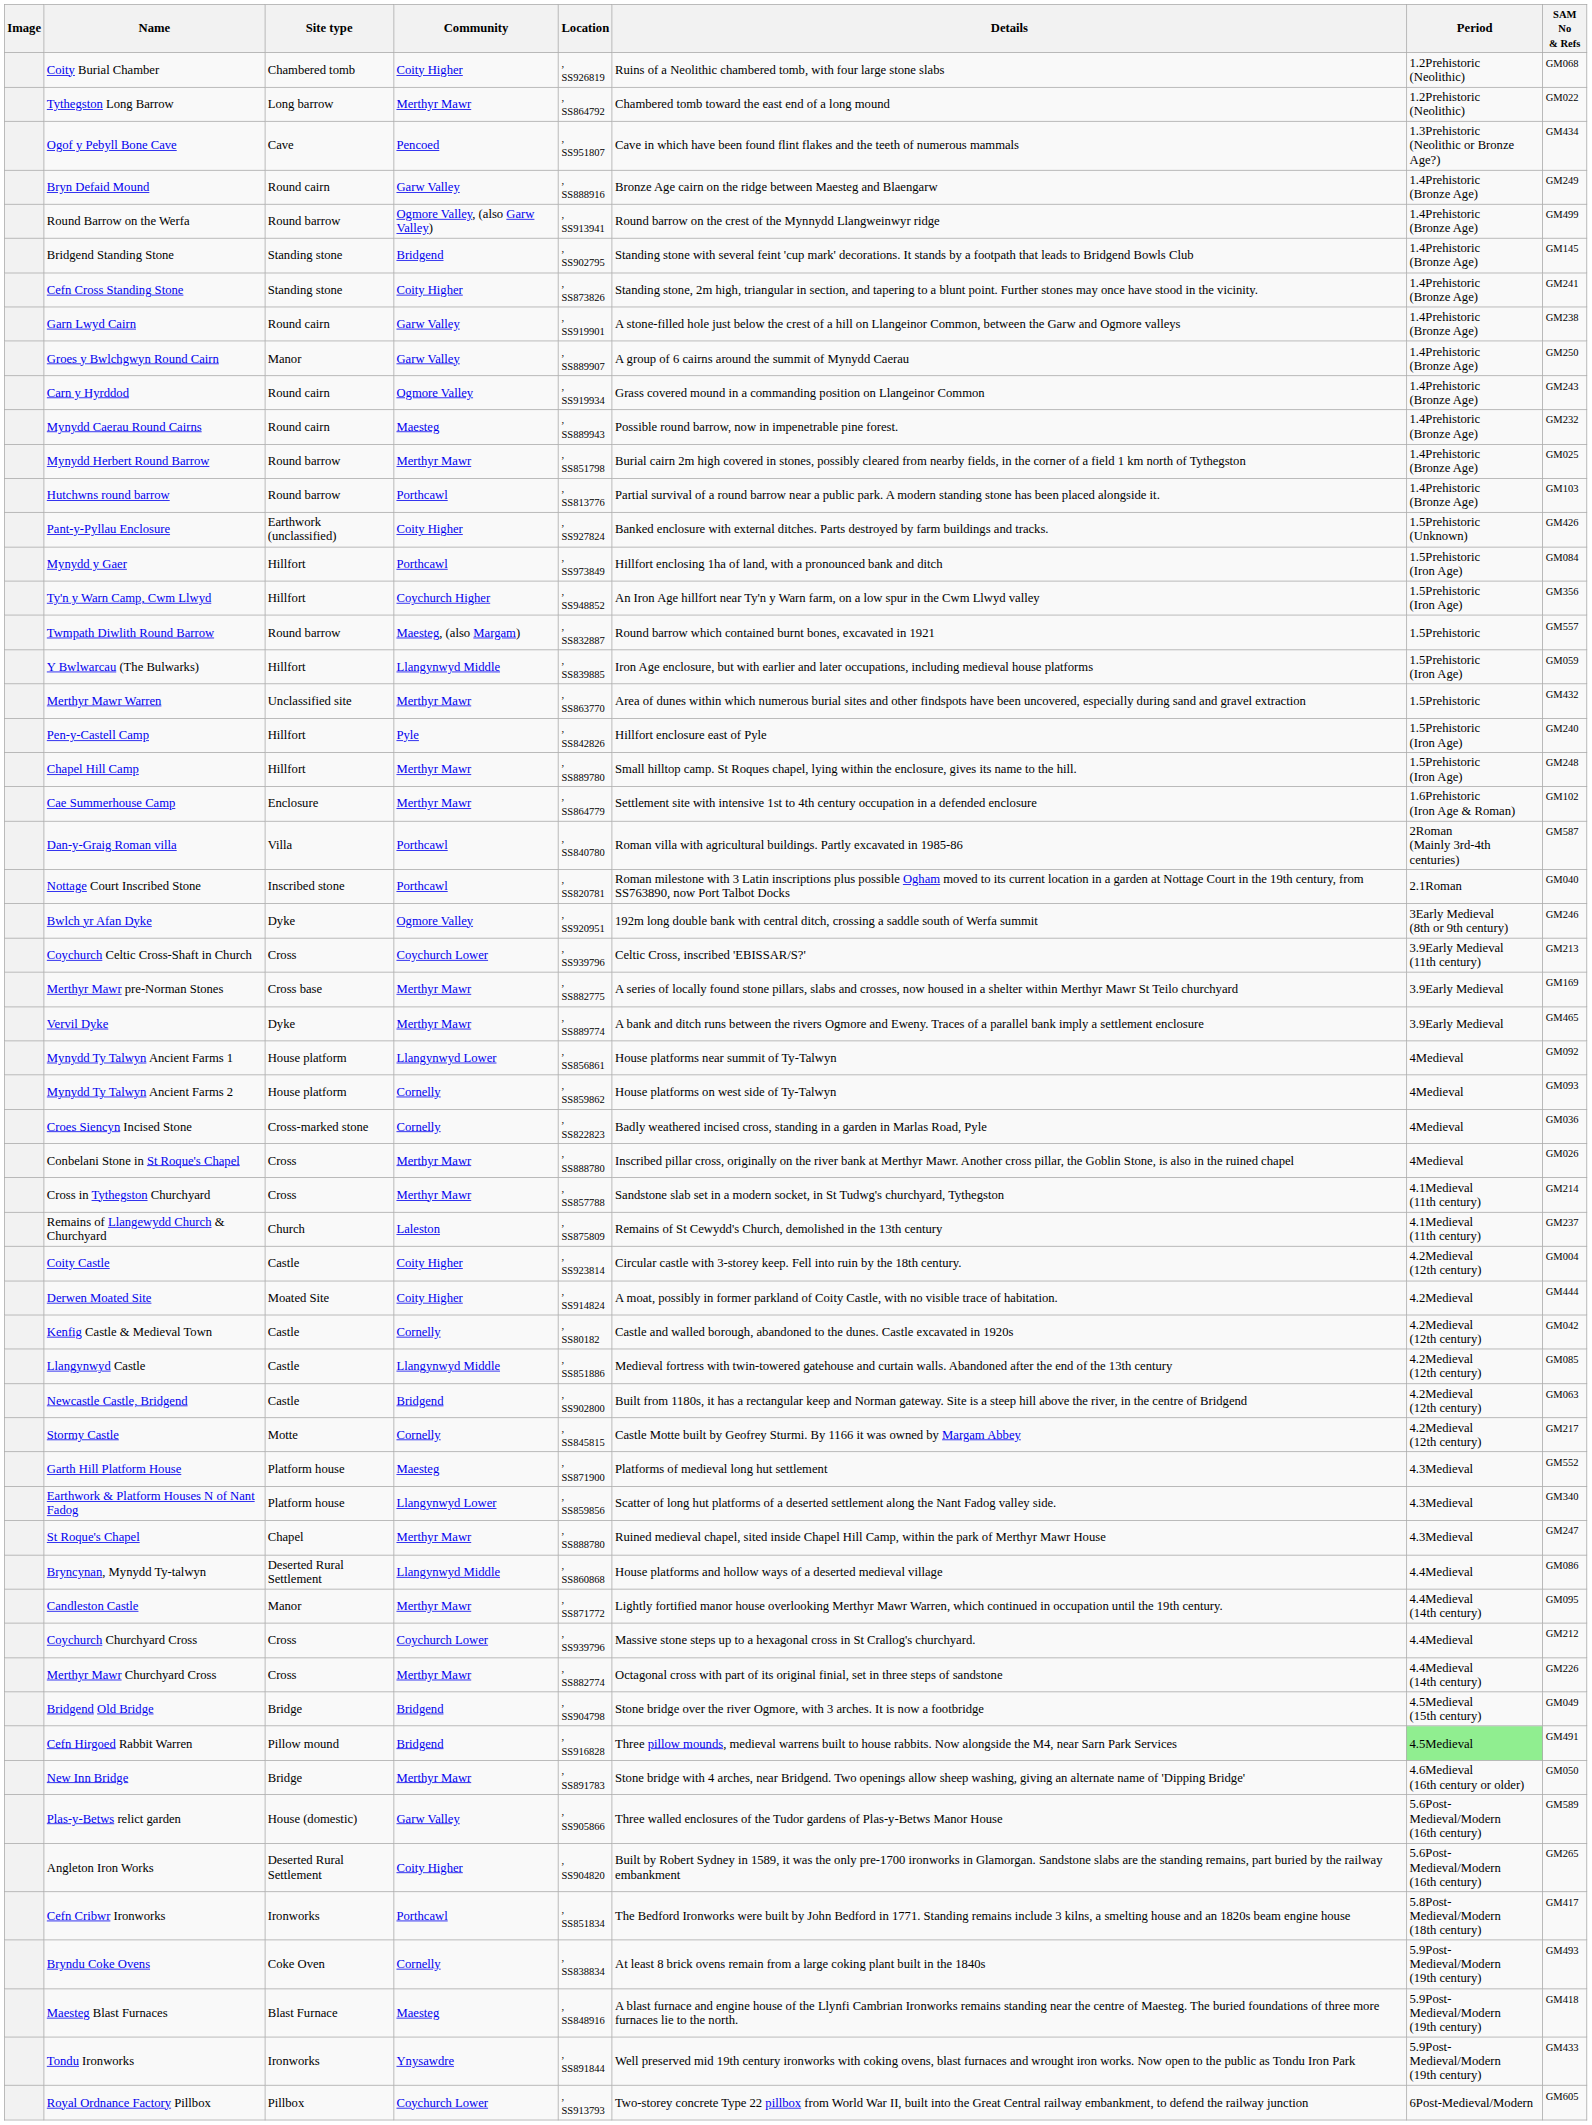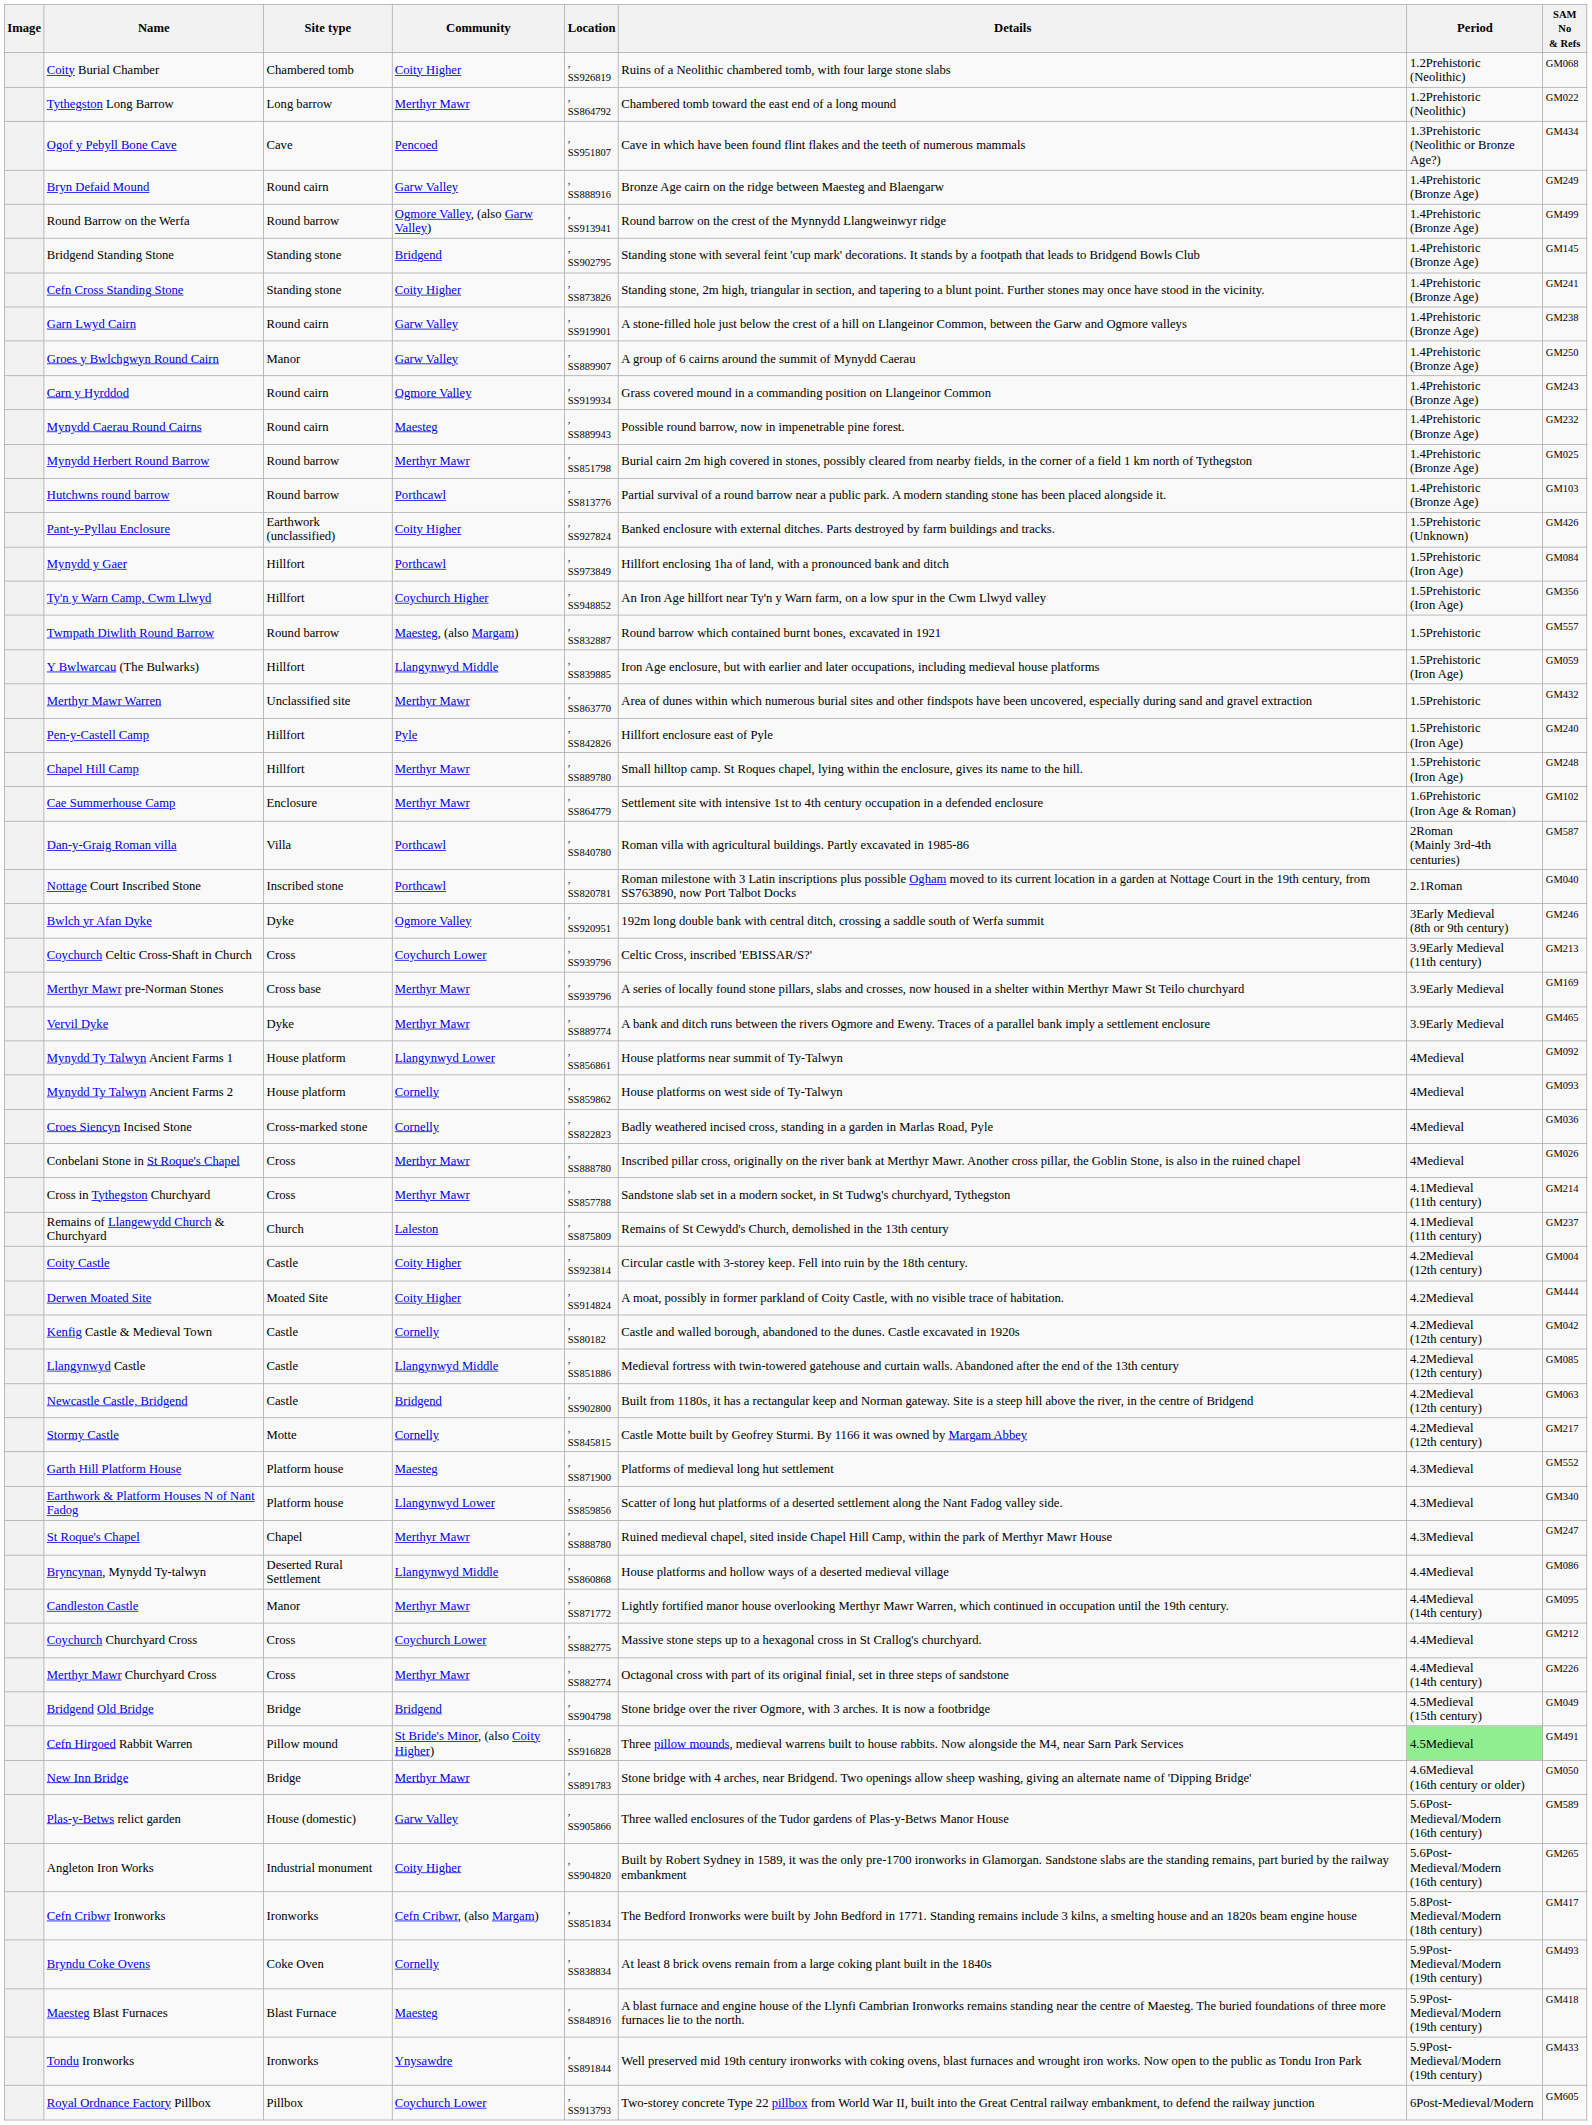(583, 990) , SS882775 -> (589, 990) , SS939796
(583, 1641) , SS939796 -> (589, 1641) , SS882775
(420, 1743) Bridgend -> (468, 1743) St Bride's Minor, (also Coity Higher)
(306, 1867) Deserted Rural Settlement -> (319, 1867) Industrial monument
(422, 1915) Porthcawl -> (467, 1915) Cefn Cribwr, (also Margam)
